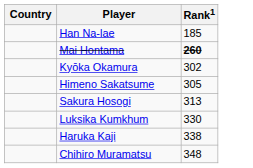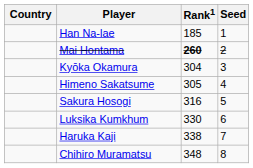+ column: (233, 14)
(193, 67) 302 -> (193, 67) 304
(193, 102) 313 -> (193, 102) 316
